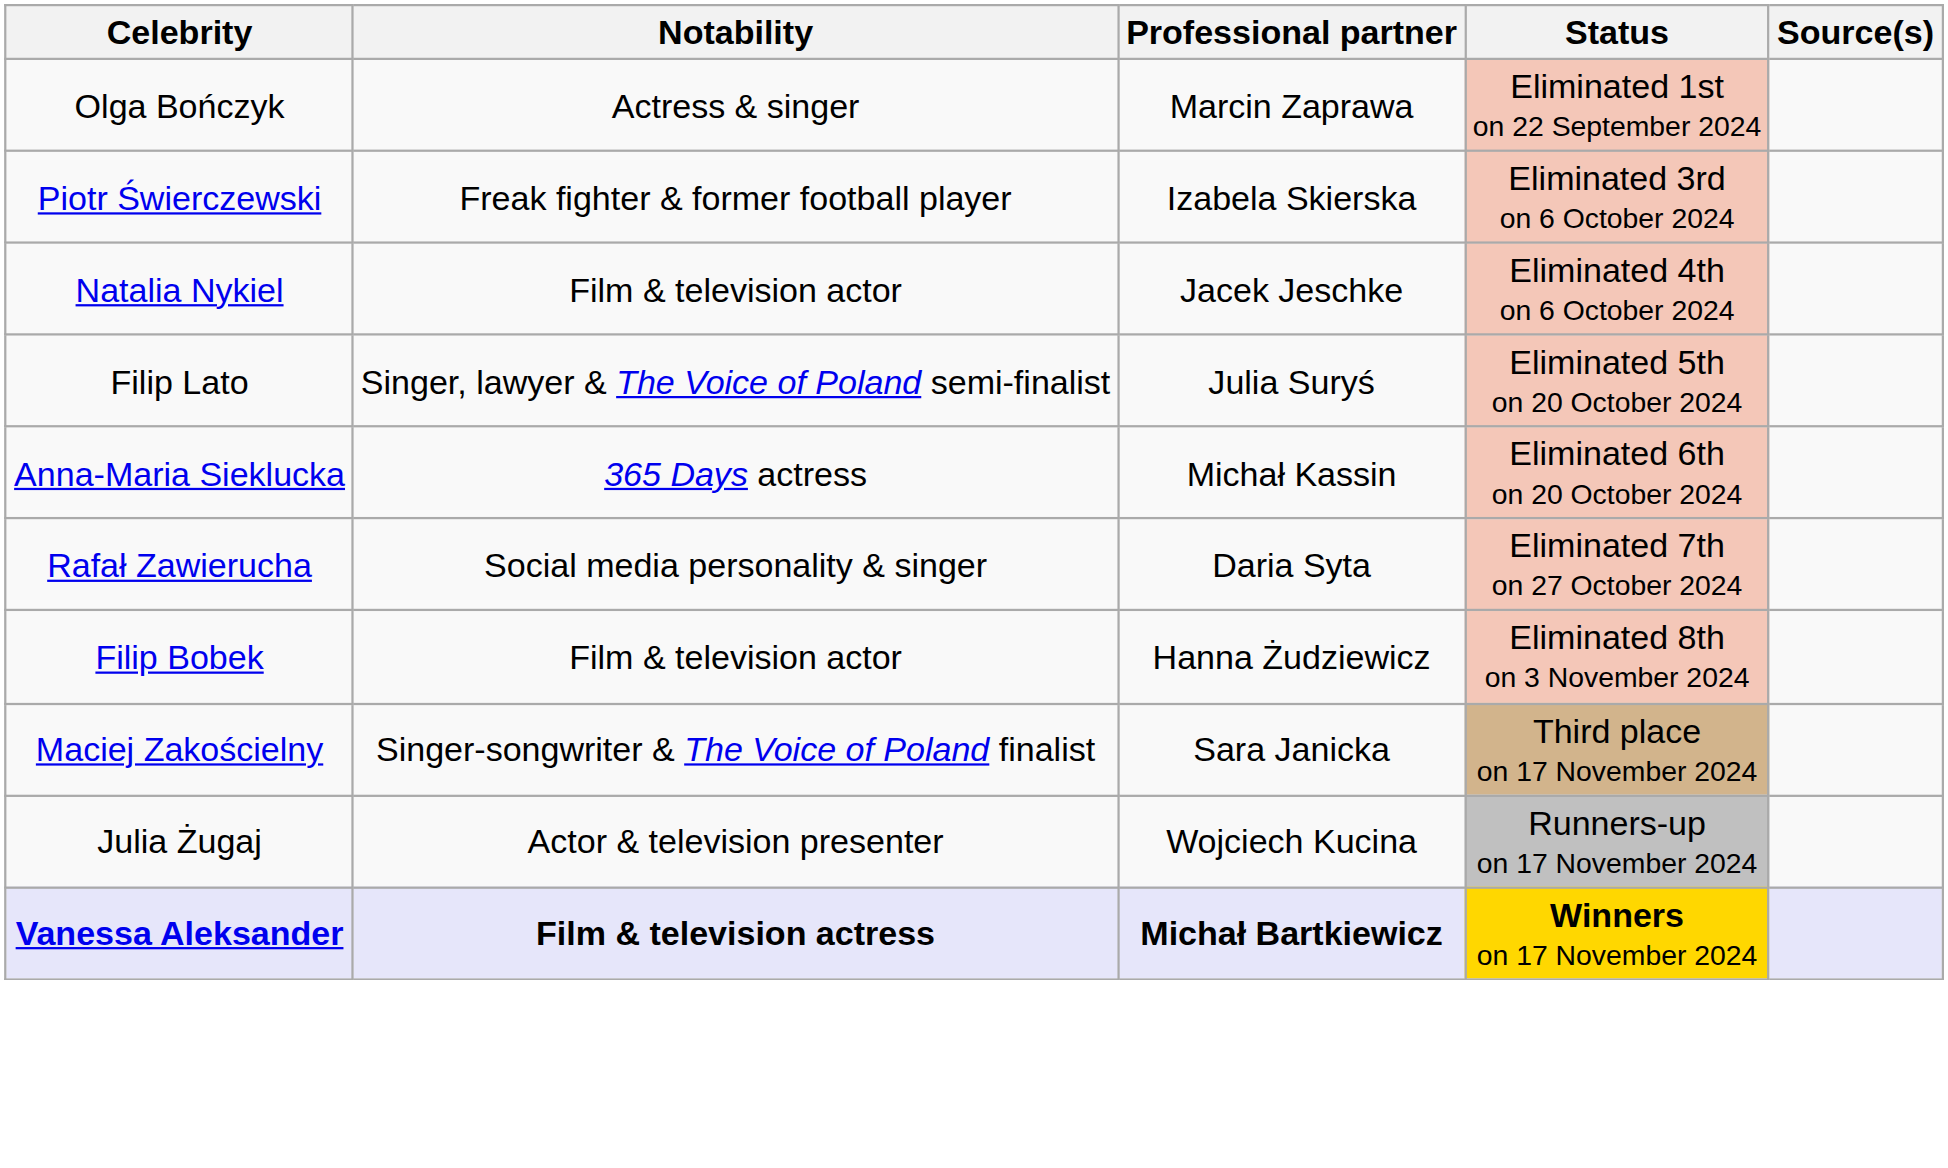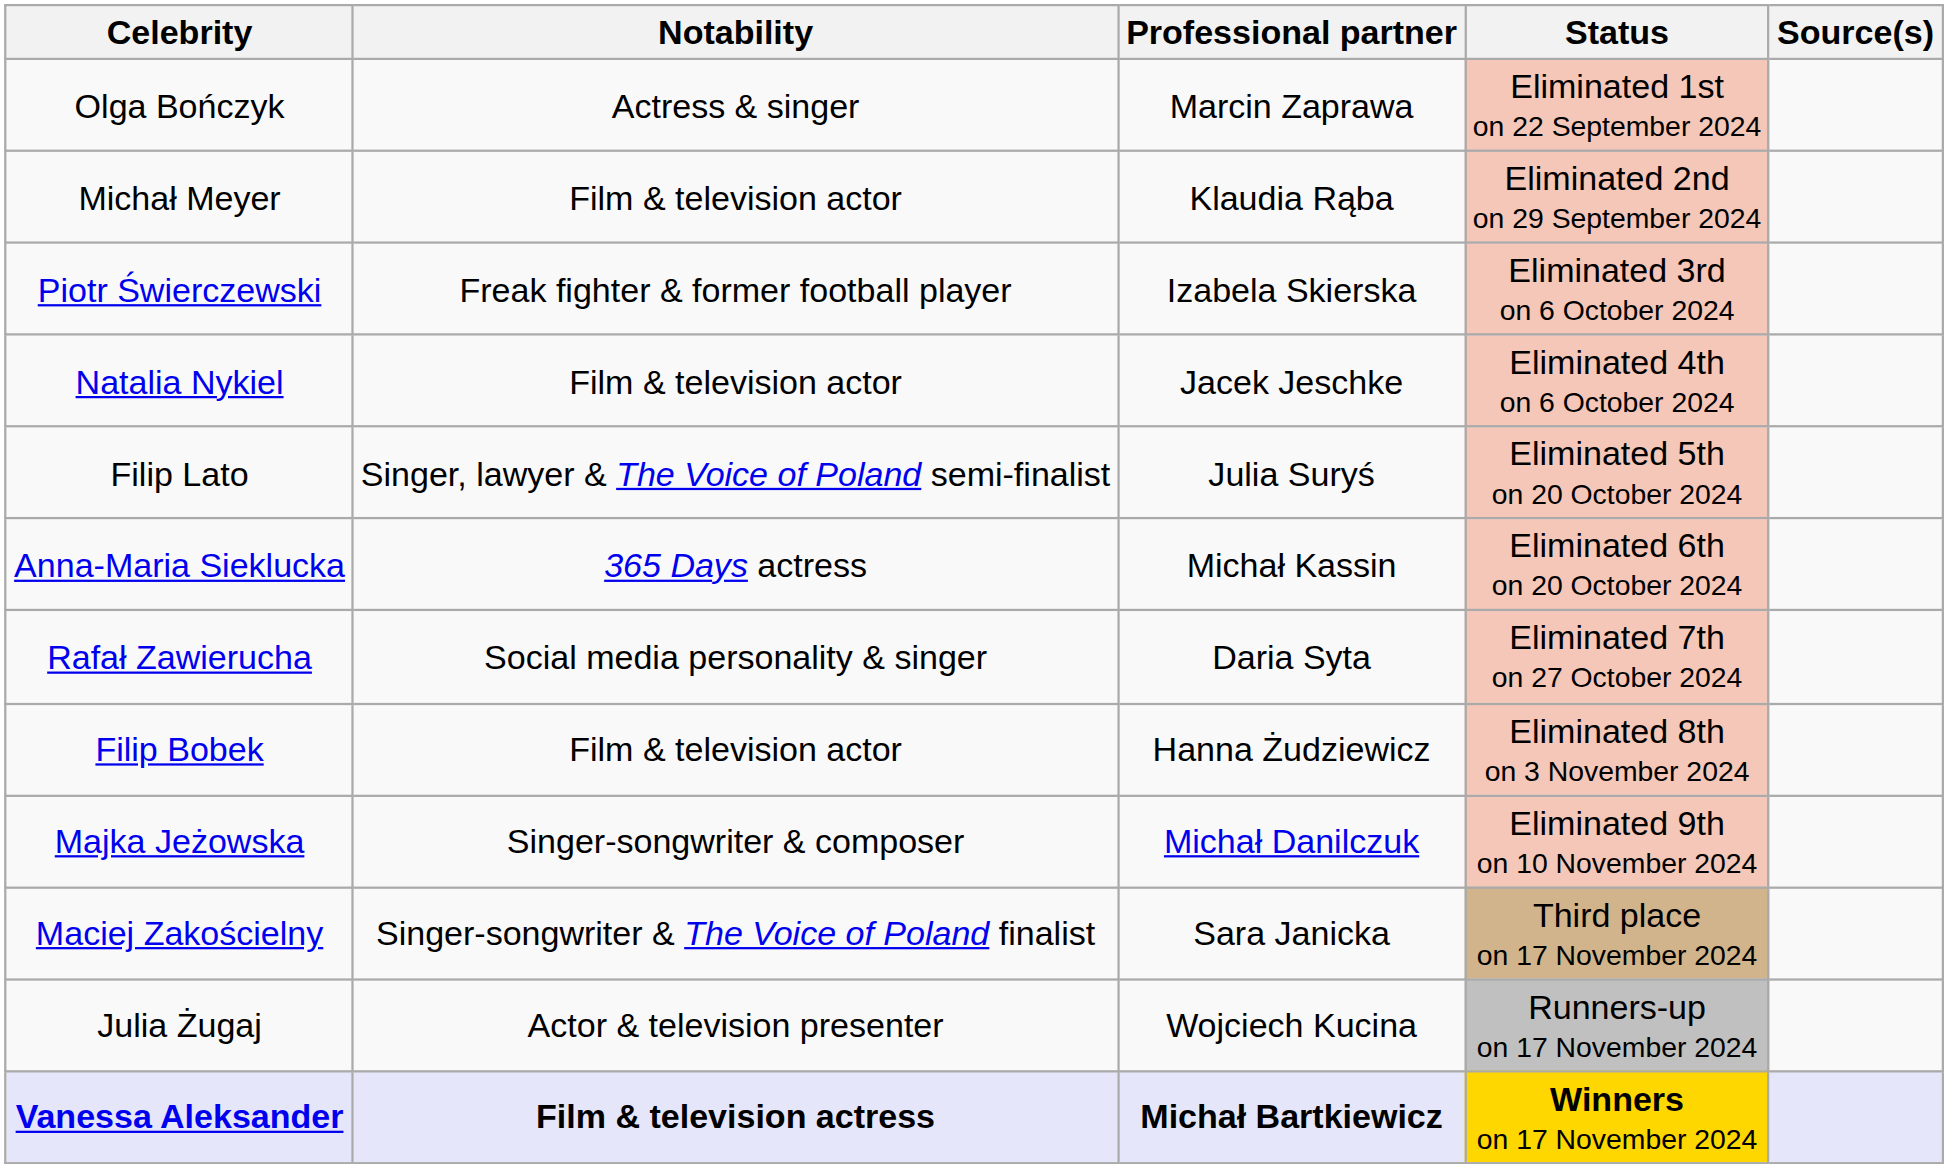+ row: (180, 197)
+ row: (180, 841)
